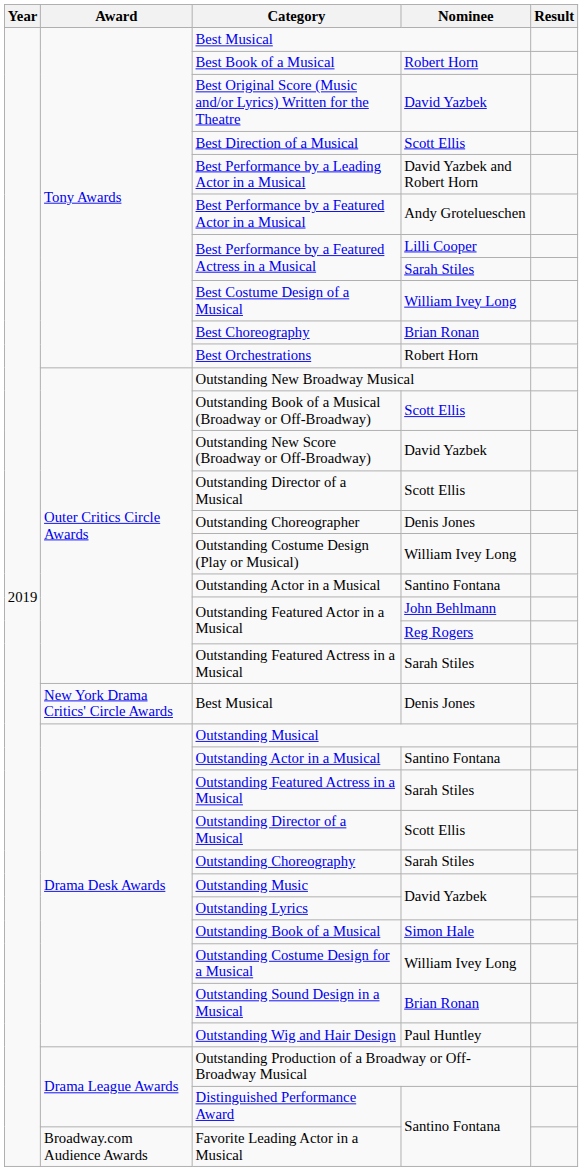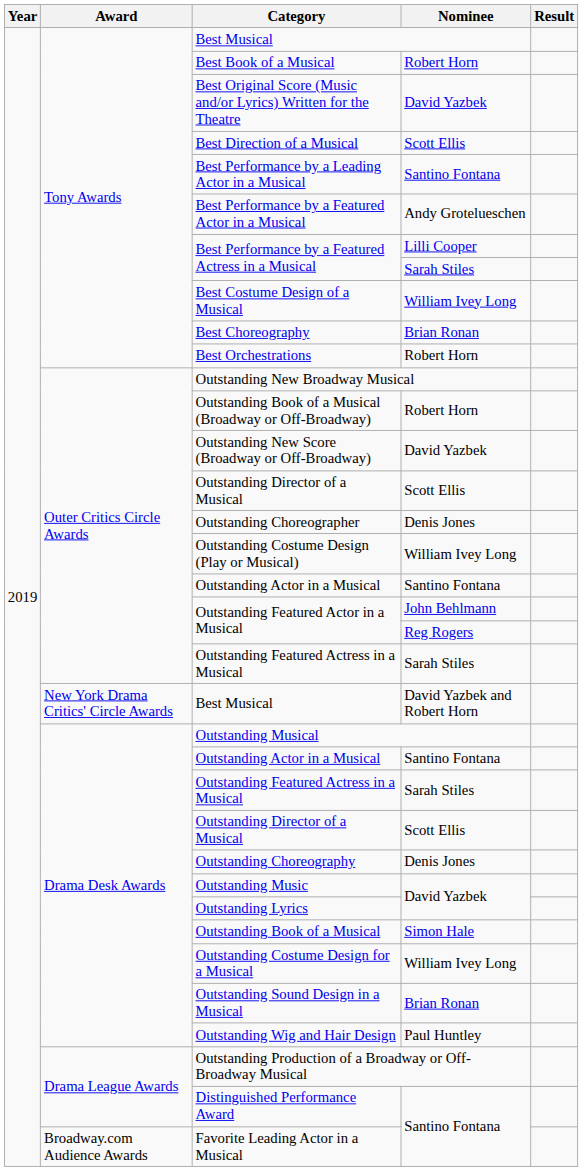(458, 174) David Yazbek and Robert Horn -> (452, 174) Santino Fontana
(435, 410) Scott Ellis -> (441, 410) Robert Horn
(440, 703) Denis Jones -> (458, 703) David Yazbek and Robert Horn
(439, 861) Sarah Stiles -> (440, 861) Denis Jones
